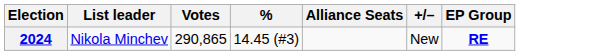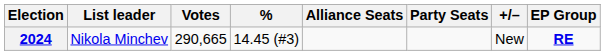+ column: (449, 15)
(201, 38) 290,865 -> (201, 38) 290,665
